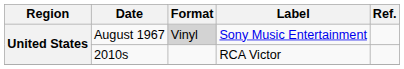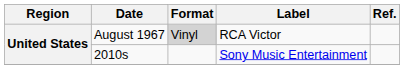(293, 34) Sony Music Entertainment -> (250, 34) RCA Victor
(250, 54) RCA Victor -> (293, 54) Sony Music Entertainment
